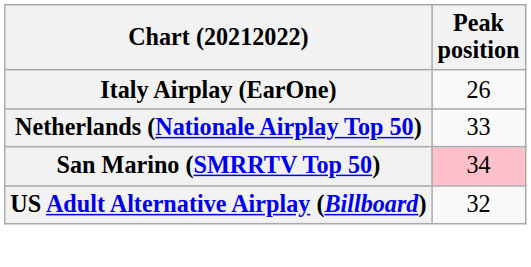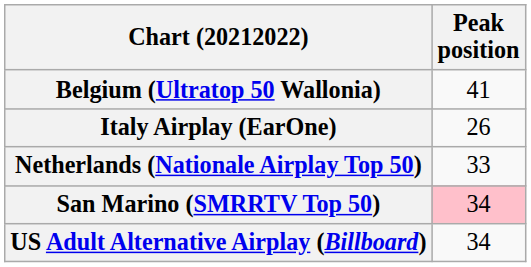+ row: (218, 89)
(479, 204) 32 -> (479, 242) 34
